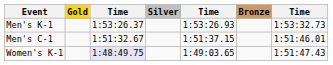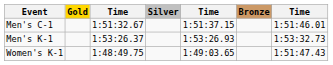rows swapped: (30, 39) <-> (30, 25)
(118, 53) lavender background -> (118, 53) no background
